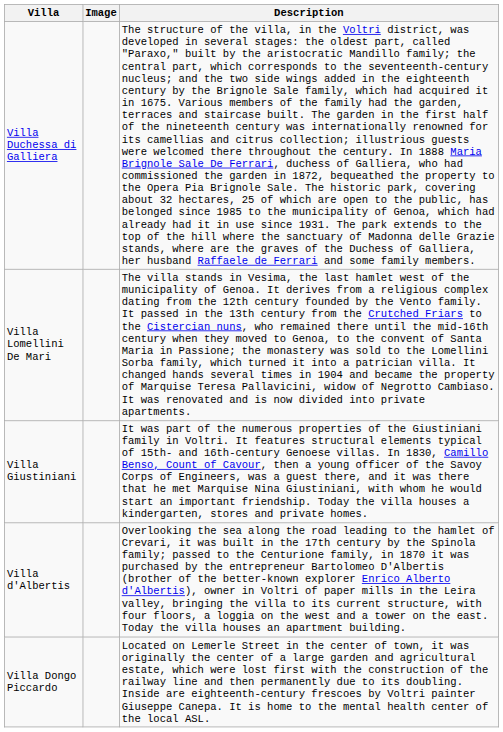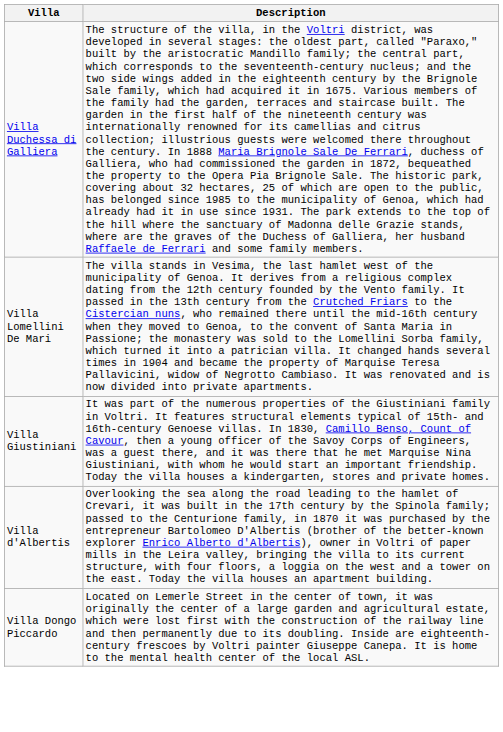- column: (101, 13)
